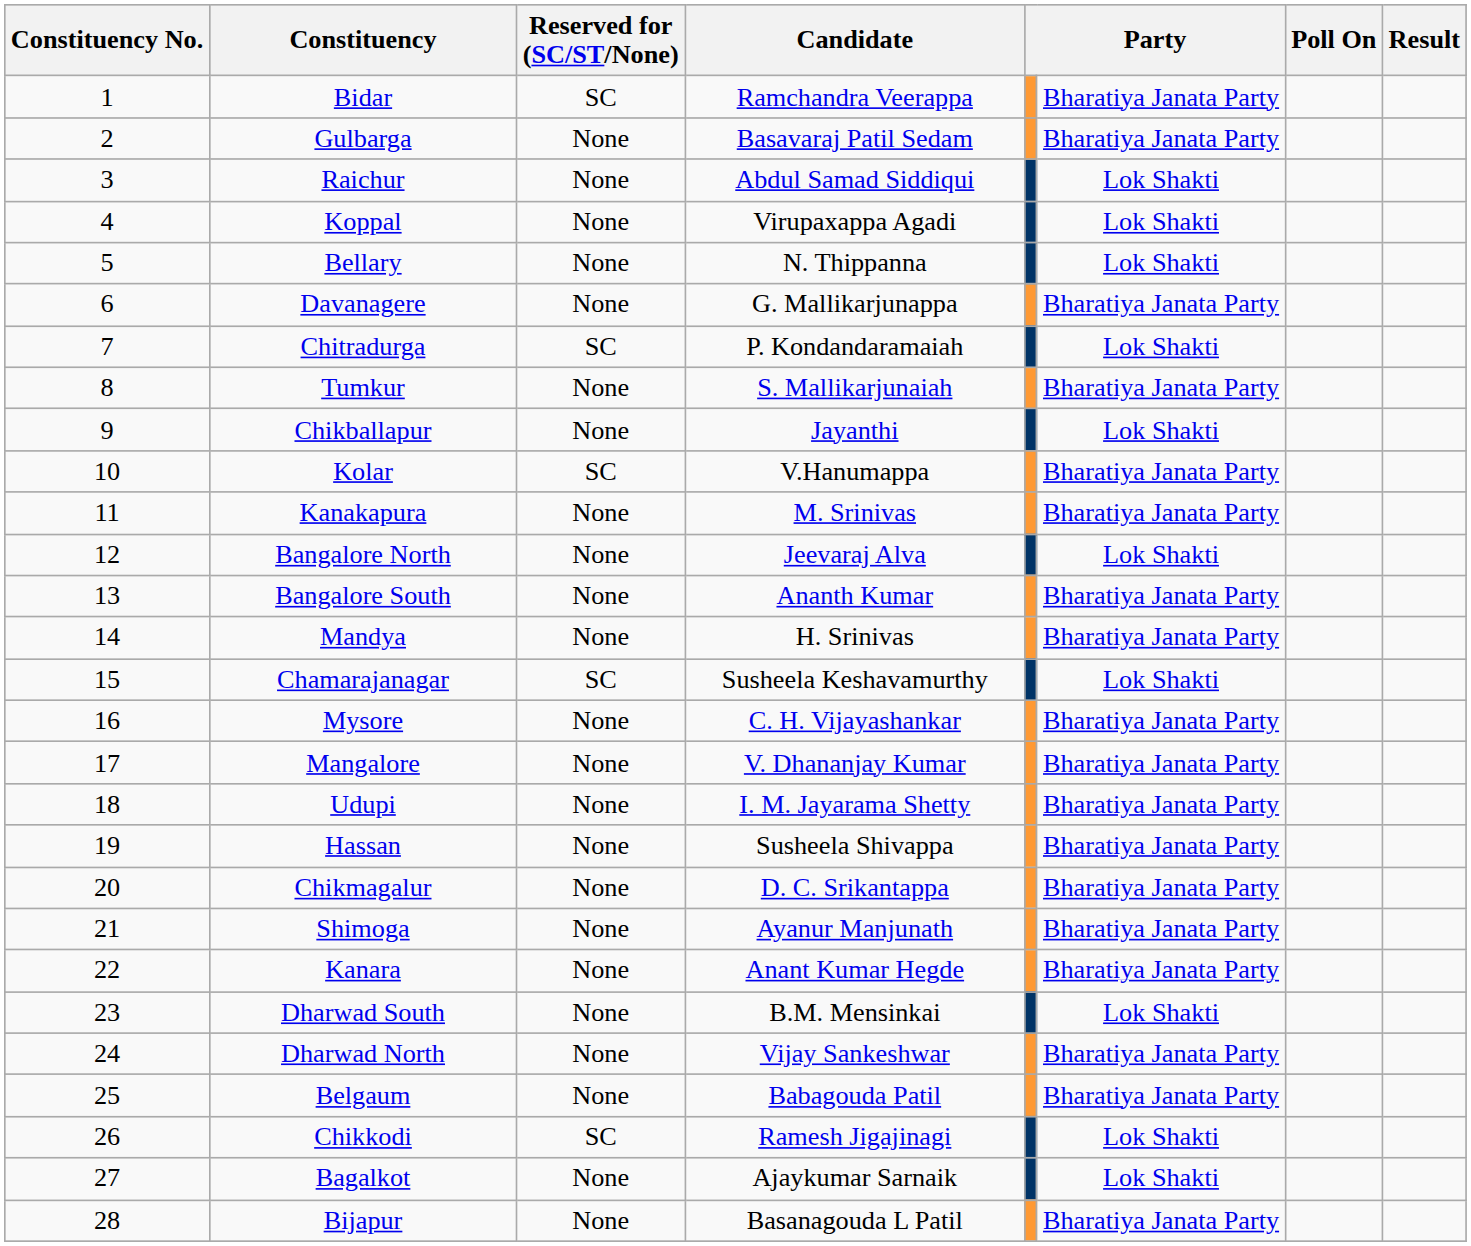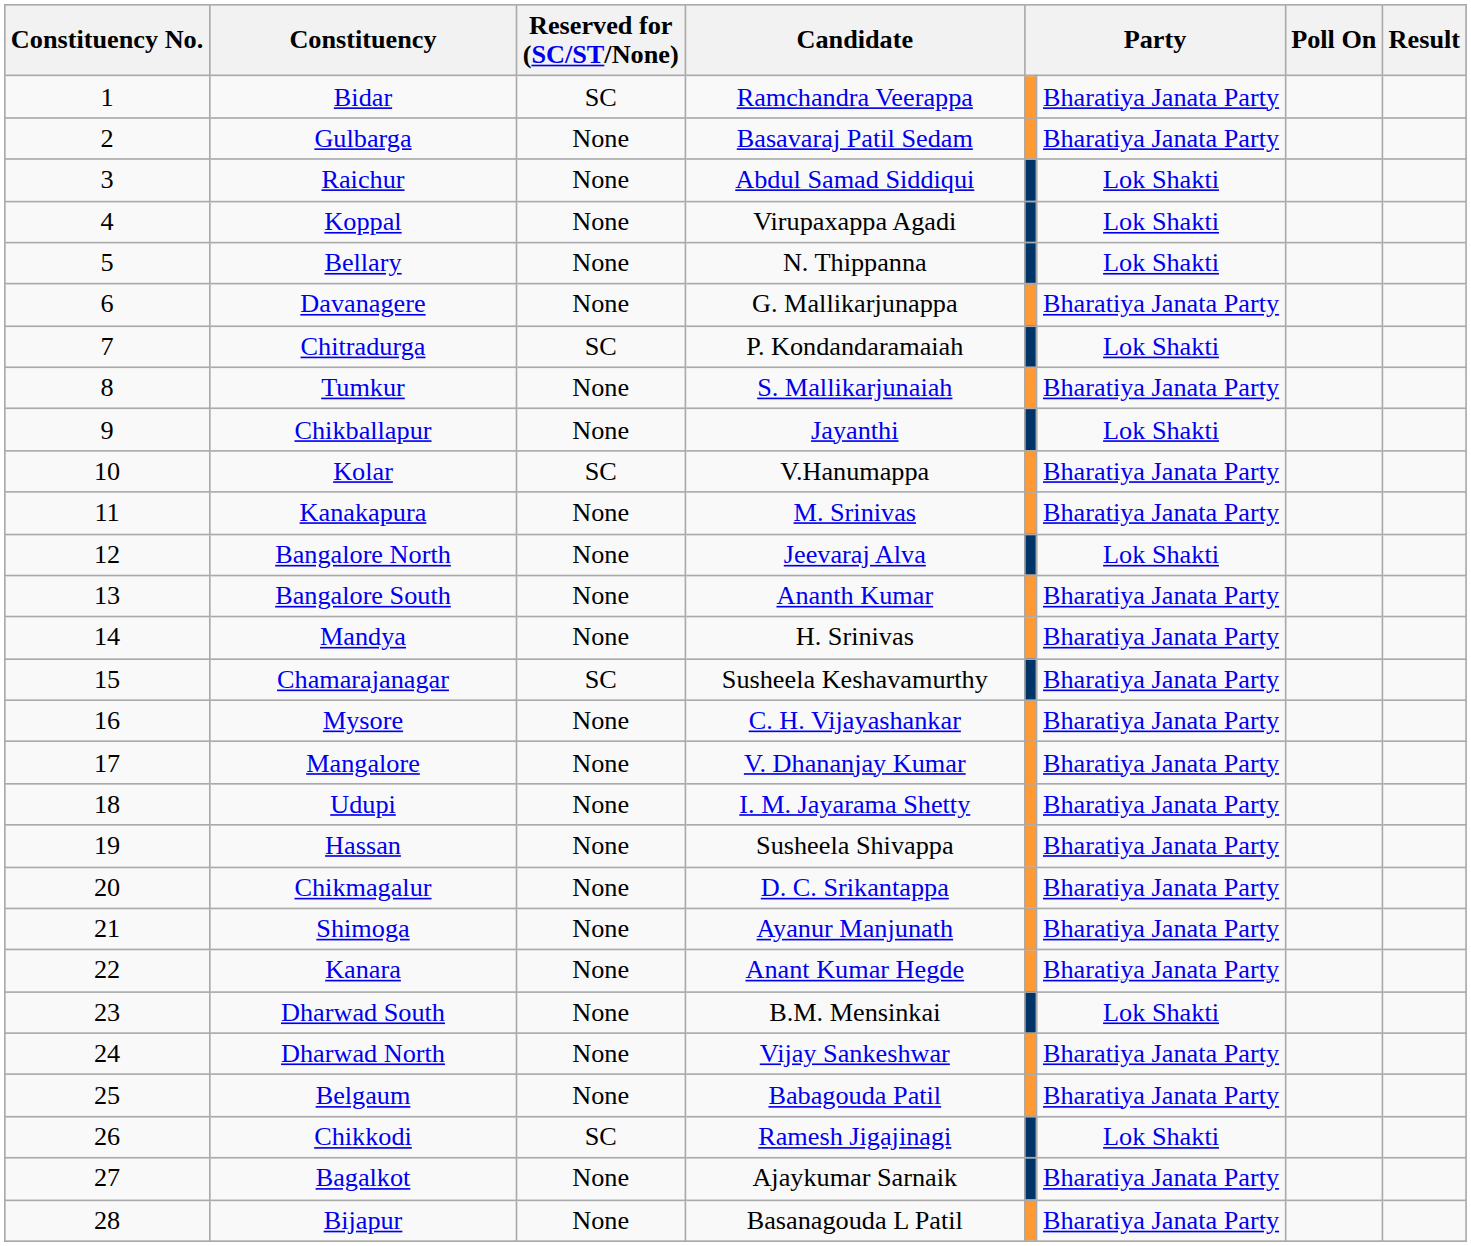(1161, 679) Lok Shakti -> (1161, 679) Bharatiya Janata Party
(1161, 1178) Lok Shakti -> (1161, 1178) Bharatiya Janata Party
